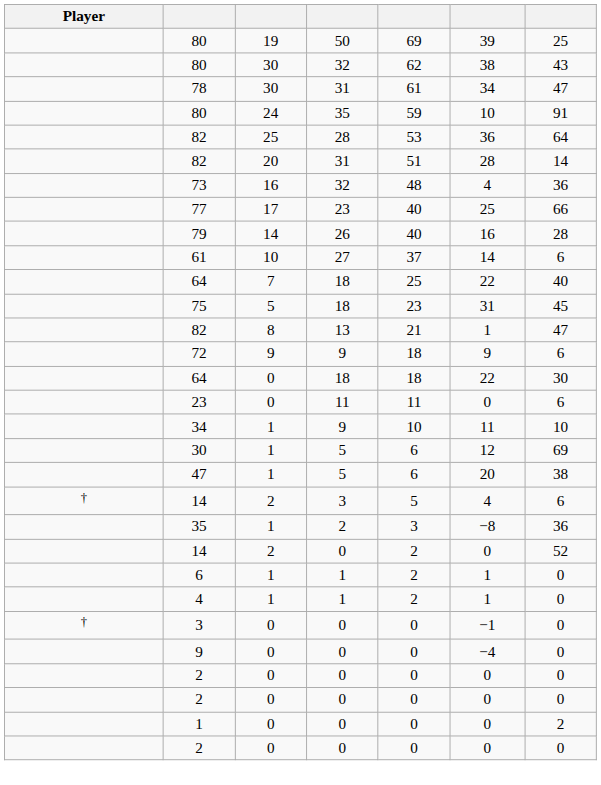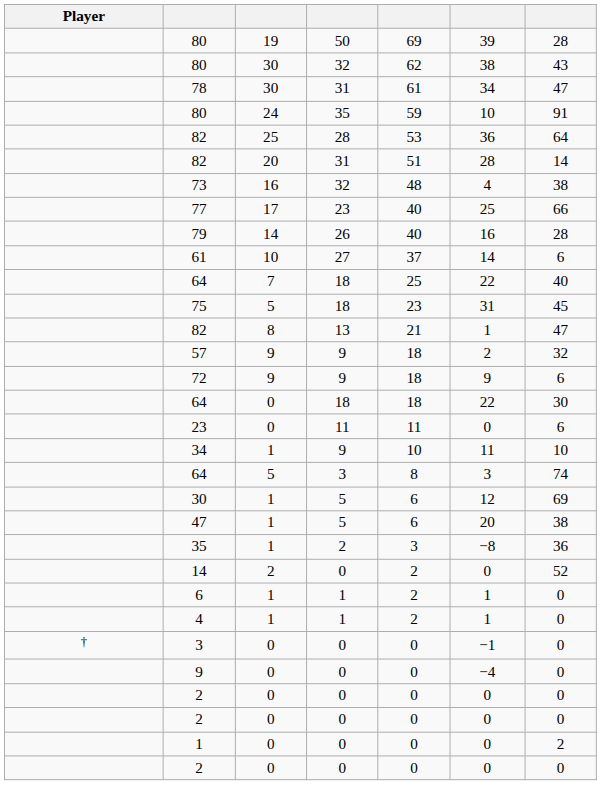(560, 40) 25 -> (560, 40) 28
(560, 185) 36 -> (560, 185) 38
+ row: (199, 354)
+ row: (199, 474)
- row: (199, 500)
